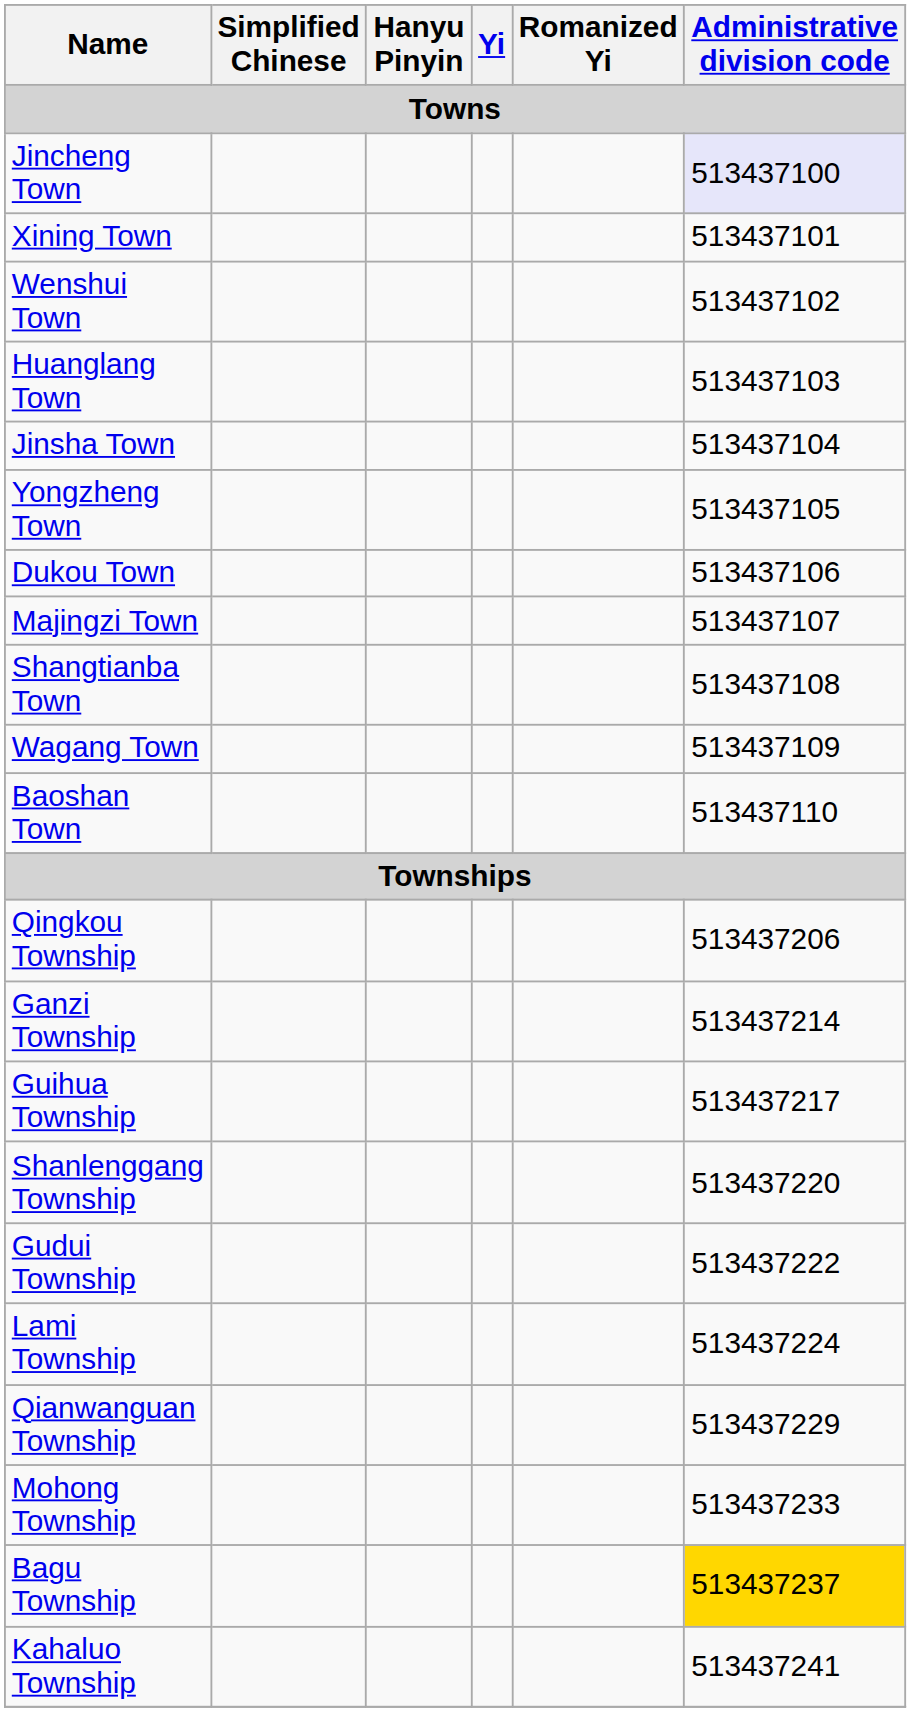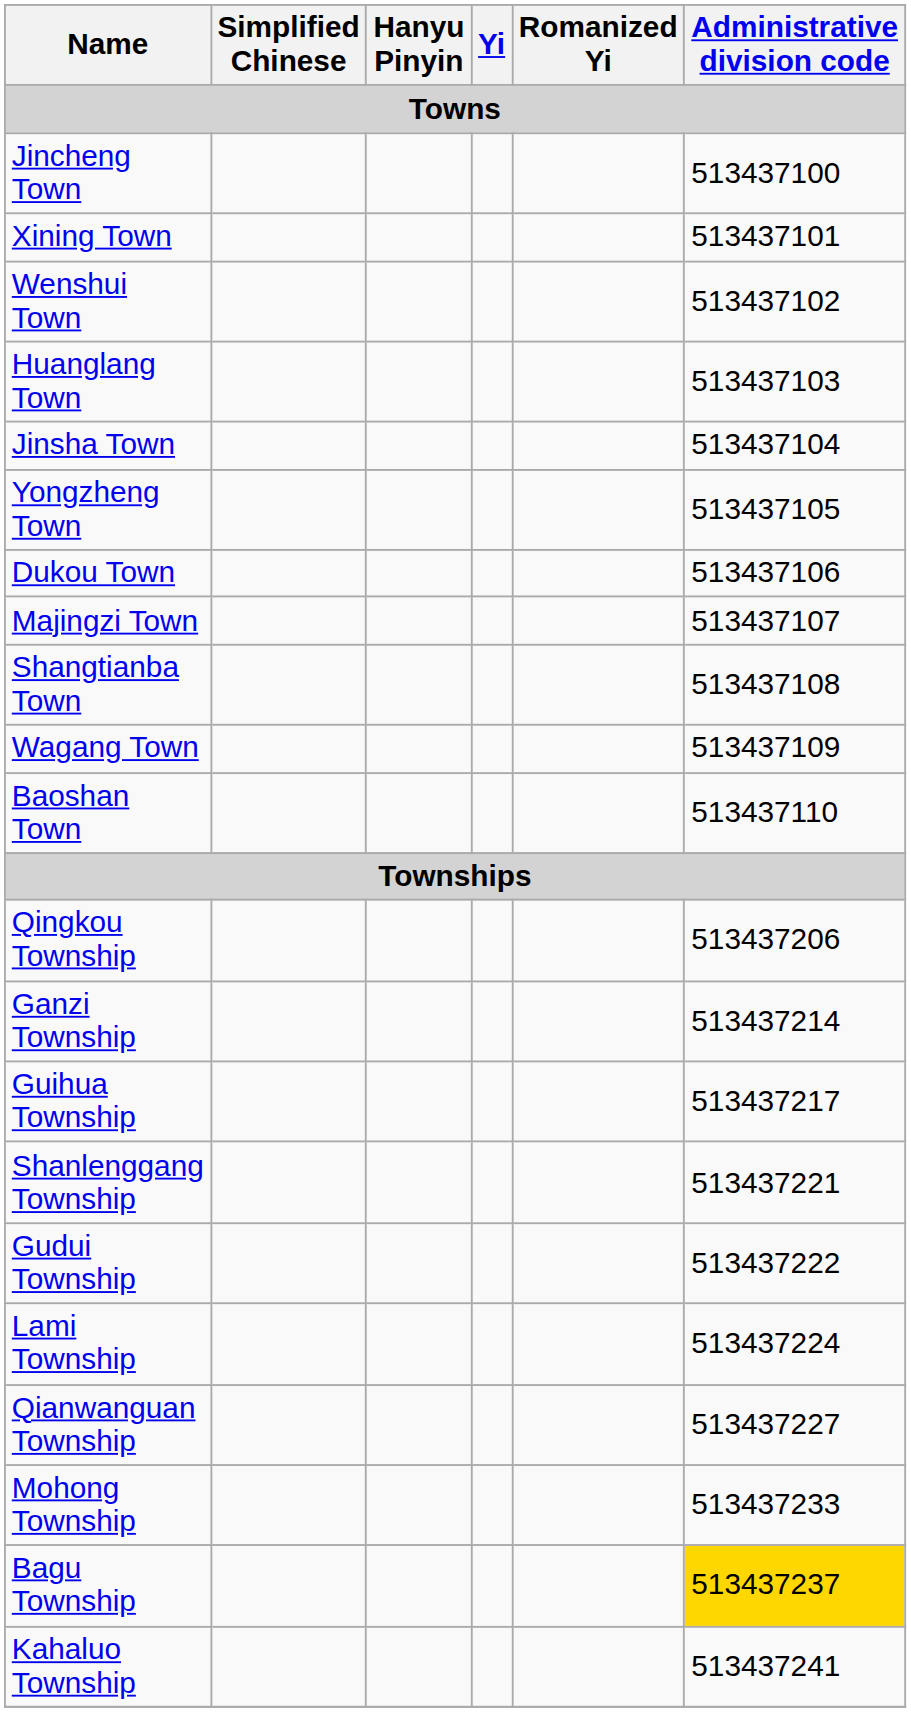(766, 172) lavender background -> (766, 172) no background
(766, 1181) 513437220 -> (766, 1181) 513437221
(766, 1424) 513437229 -> (766, 1424) 513437227
